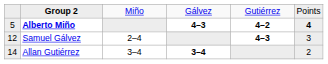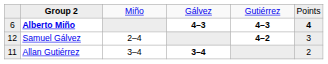(12, 25) 5 -> (12, 25) 6
(263, 25) 4–2 -> (263, 25) 4–3
(263, 39) 4–3 -> (263, 39) 4–2
(12, 52) 14 -> (12, 52) 11
